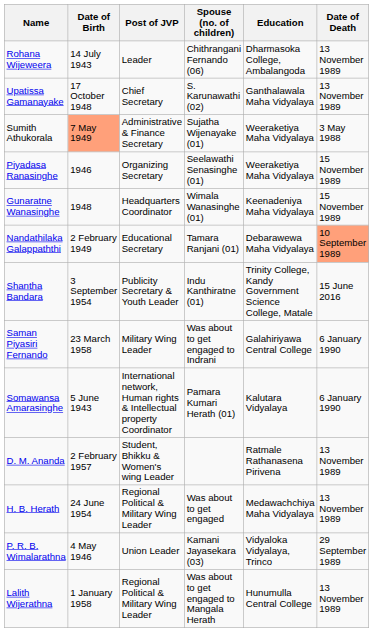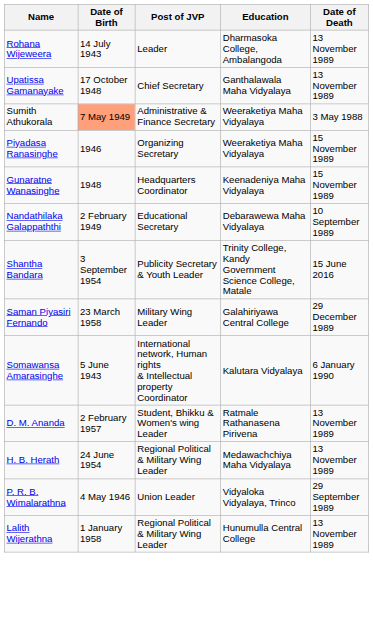- column: (214, 22)
(343, 243) lightsalmon background -> (336, 222) no background
(340, 344) 6 January 1990 -> (335, 317) 29 December 1989
